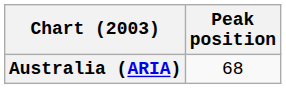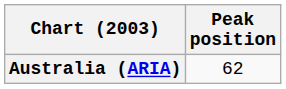(233, 69) 68 -> (233, 69) 62
